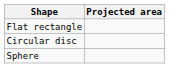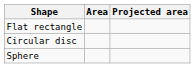+ column: (97, 12)
